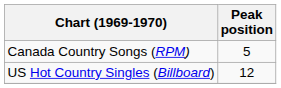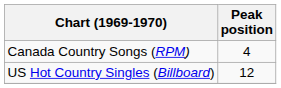(247, 51) 5 -> (247, 51) 4
